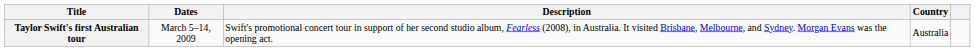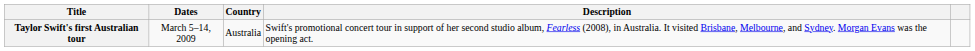columns swapped: (930, 12) <-> (567, 12)
